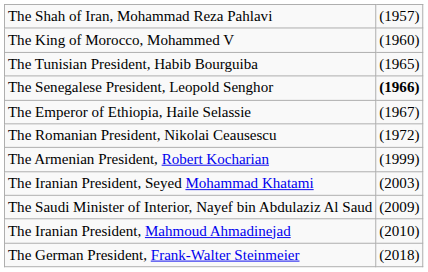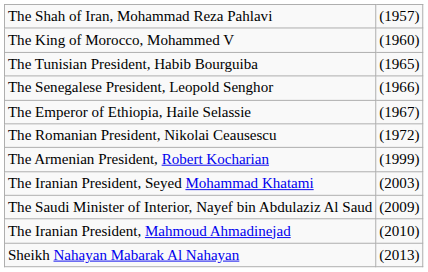(399, 87) bold -> (399, 87) normal
+ row: (124, 254)
- row: (154, 254)
